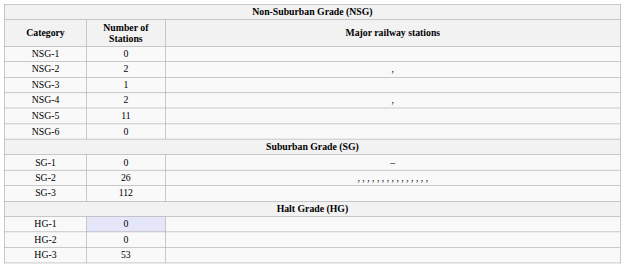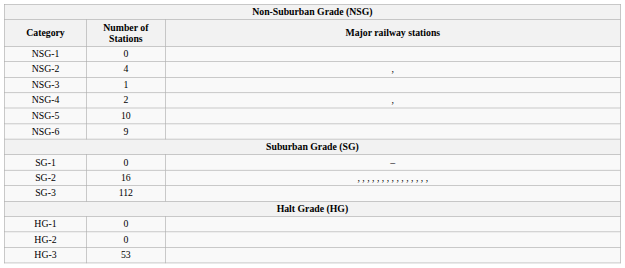(126, 69) 2 -> (126, 69) 4
(126, 116) 11 -> (126, 116) 10
(126, 131) 0 -> (126, 131) 9
(126, 178) 26 -> (126, 178) 16
(126, 224) lavender background -> (126, 224) no background
